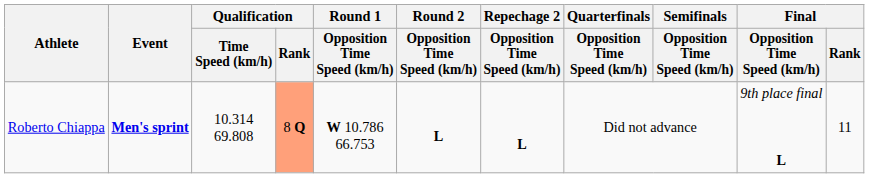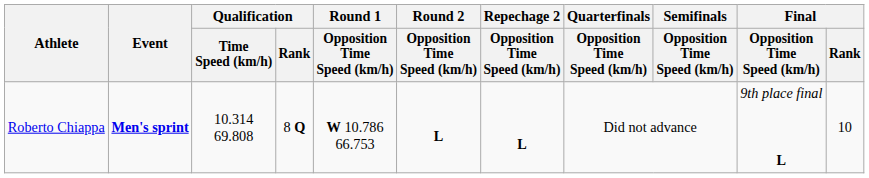(294, 127) lightsalmon background -> (294, 127) no background
(845, 127) 11 -> (845, 127) 10
